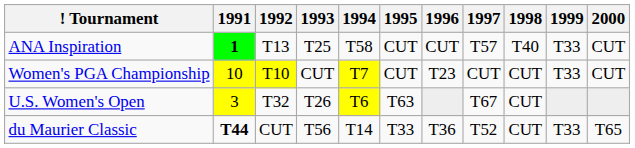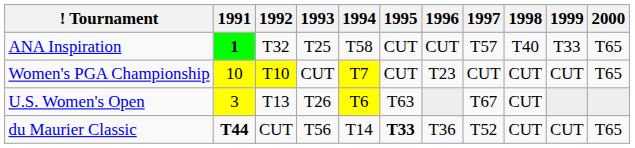(276, 46) T13 -> (276, 46) T32
(608, 46) CUT -> (608, 46) T65
(567, 74) T33 -> (567, 74) CUT
(608, 74) CUT -> (608, 74) T65
(276, 102) T32 -> (276, 102) T13
(401, 129) normal -> (401, 129) bold
(567, 129) T33 -> (567, 129) CUT
